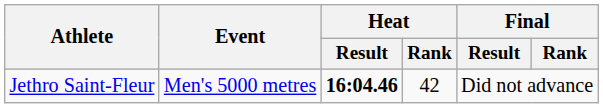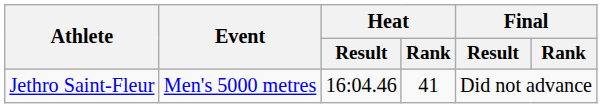(362, 86) bold -> (361, 86) normal
(430, 86) 42 -> (428, 86) 41
